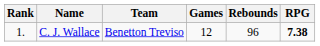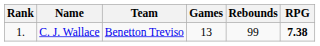(206, 31) 12 -> (206, 31) 13
(253, 31) 96 -> (253, 31) 99
